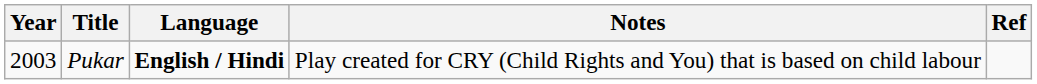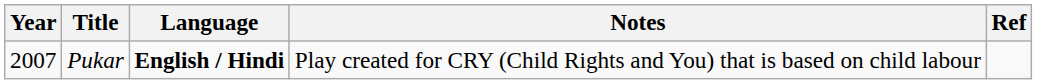(33, 59) 2003 -> (33, 59) 2007
